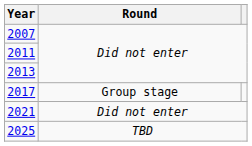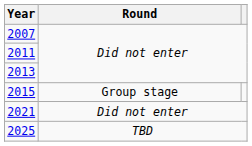+ row: (21, 92)
- row: (21, 92)
